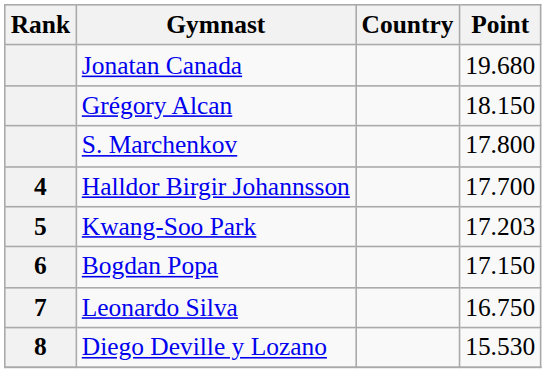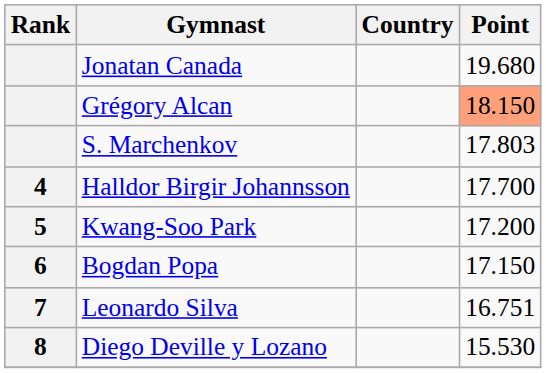(500, 105) no background -> (500, 105) lightsalmon background
(500, 145) 17.800 -> (500, 145) 17.803
(500, 226) 17.203 -> (500, 226) 17.200
(500, 307) 16.750 -> (500, 307) 16.751
